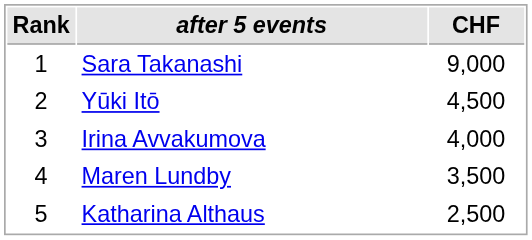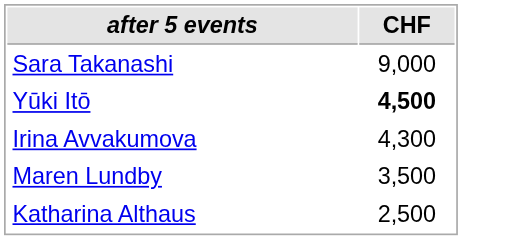- column: (41, 25)
(476, 102) normal -> (407, 102) bold
(476, 139) 4,000 -> (407, 139) 4,300
